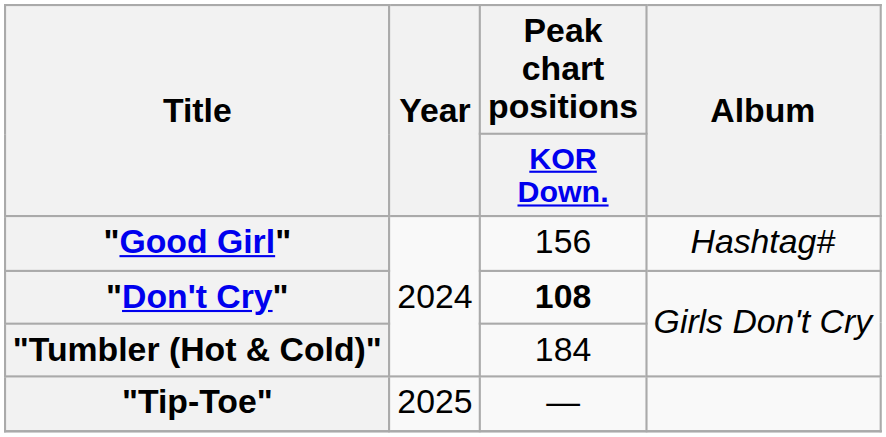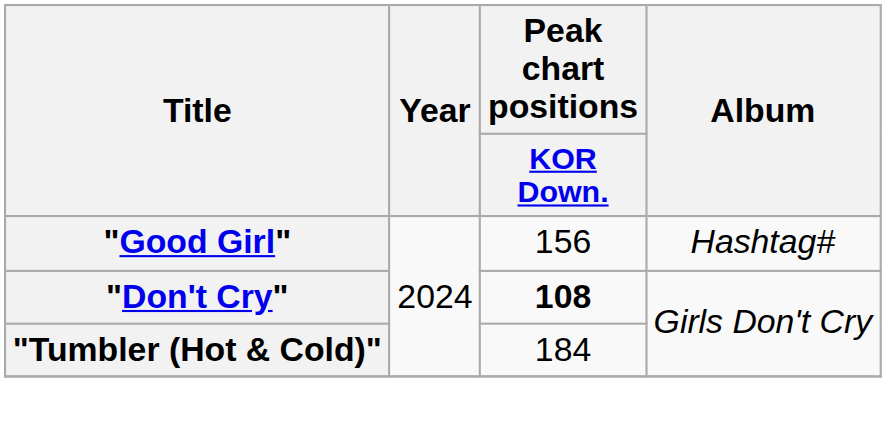- row: (197, 403)
